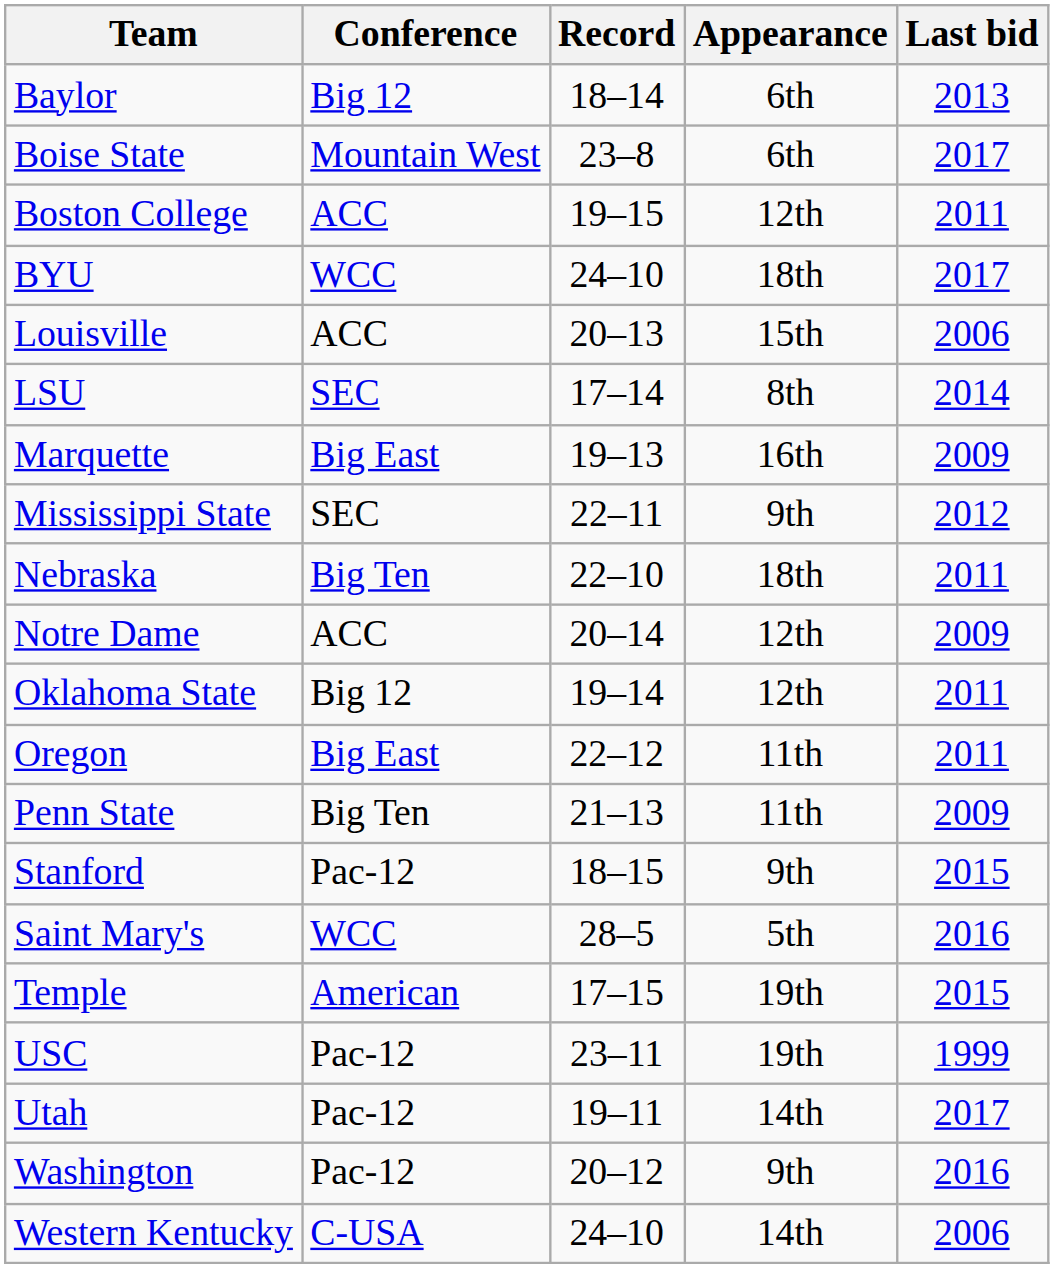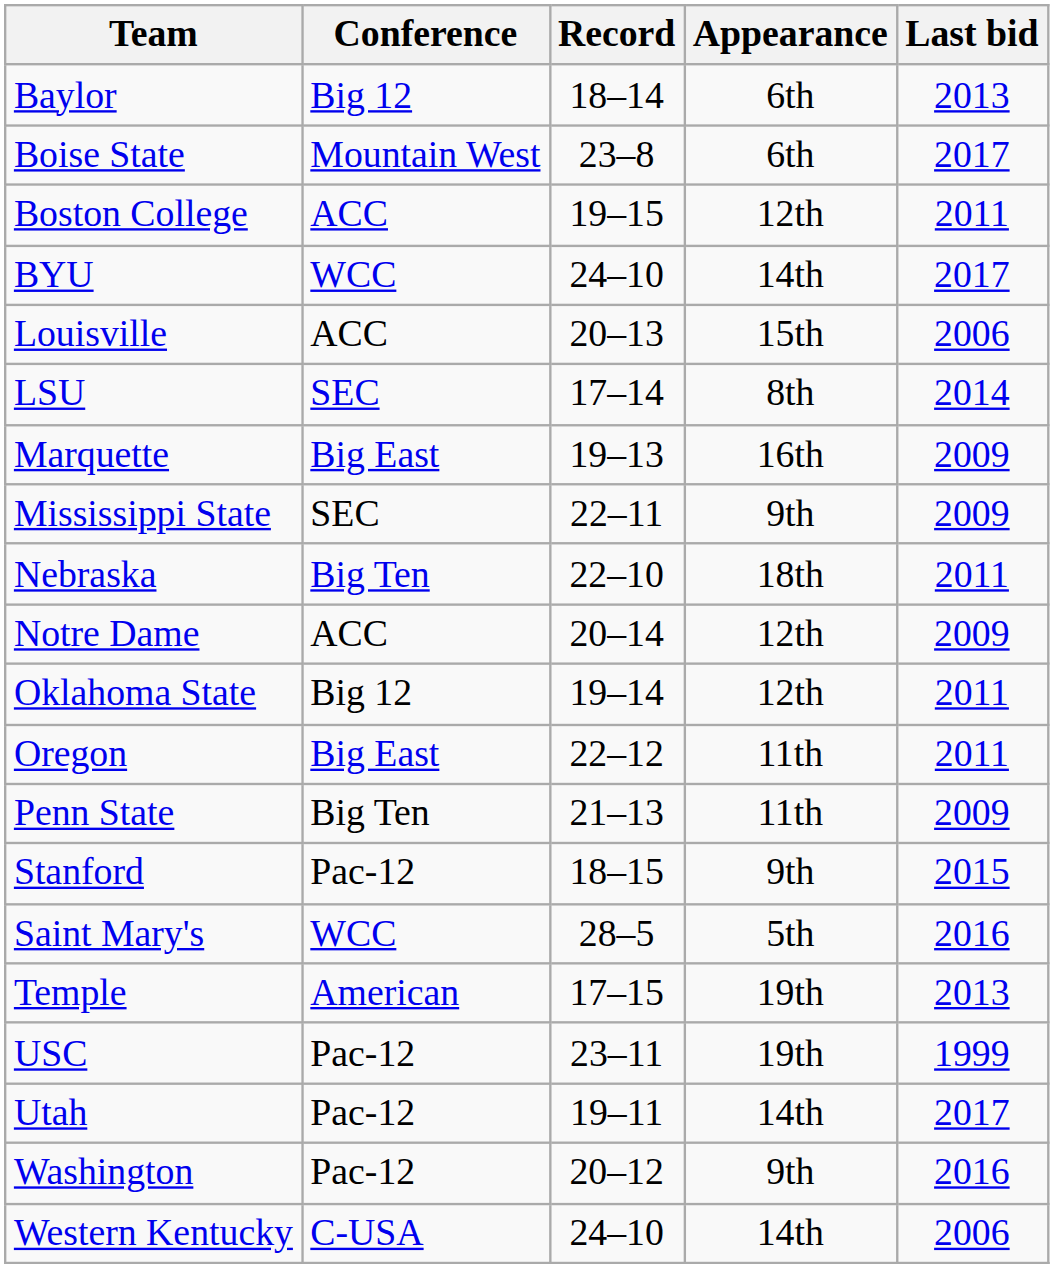(790, 273) 18th -> (790, 273) 14th
(972, 513) 2012 -> (972, 513) 2009
(972, 992) 2015 -> (972, 992) 2013
